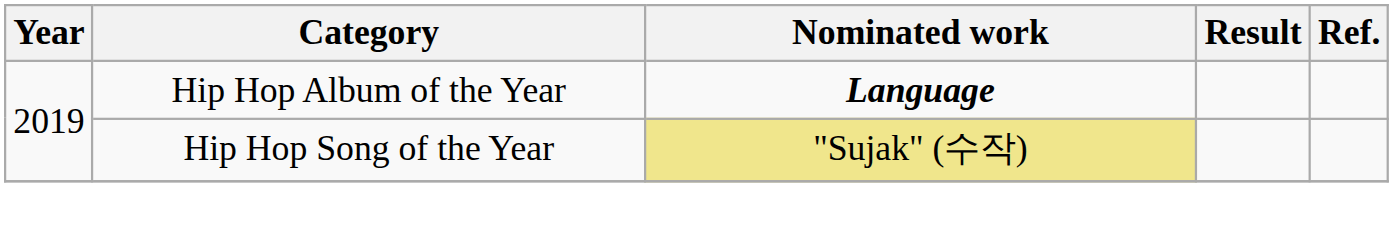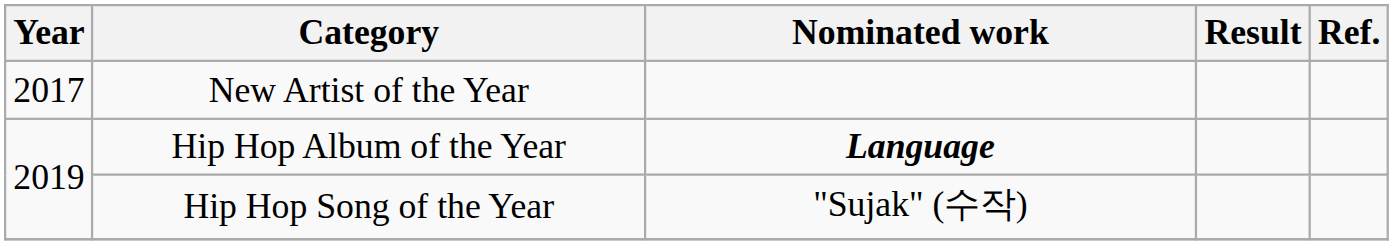+ row: (369, 89)
(920, 148) khaki background -> (920, 204) no background
